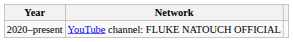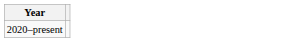- column: (174, 12)
